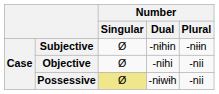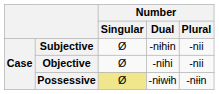(196, 47) -nɨɨn -> (196, 47) -nii
(196, 81) -nii -> (196, 81) -nɨɨn
